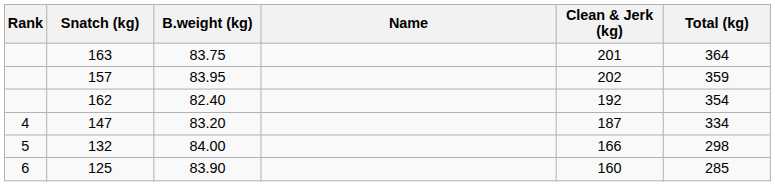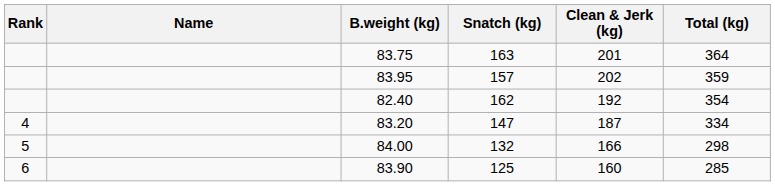columns swapped: (408, 24) <-> (100, 24)
